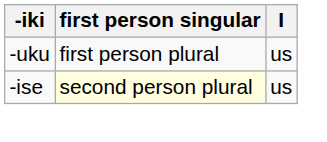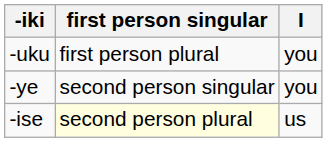(281, 53) us -> (301, 53) you
+ row: (24, 86)
